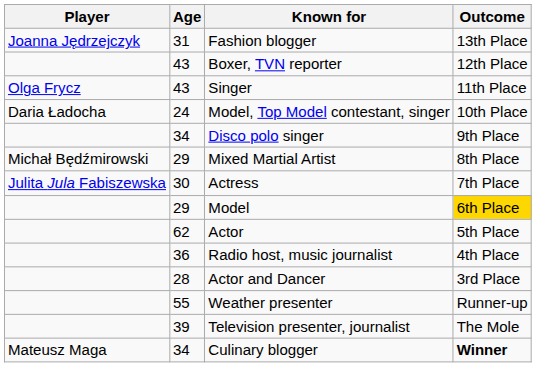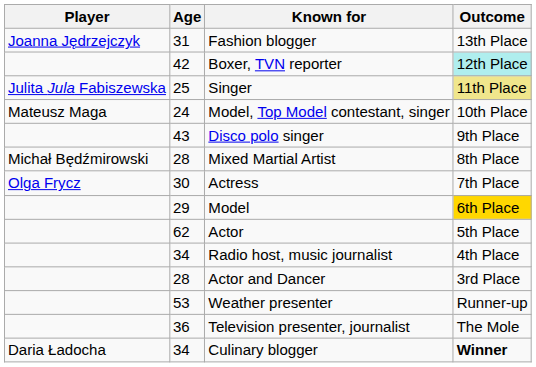(181, 64) 43 -> (181, 64) 42
(492, 64) no background -> (492, 64) paleturquoise background
(44, 88) Olga Frycz -> (87, 88) Julita Jula Fabiszewska
(181, 88) 43 -> (181, 88) 25
(492, 88) no background -> (492, 88) khaki background
(57, 112) Daria Ładocha -> (57, 112) Mateusz Maga
(181, 136) 34 -> (181, 136) 43
(181, 160) 29 -> (181, 160) 28
(87, 183) Julita Jula Fabiszewska -> (44, 183) Olga Frycz
(181, 255) 36 -> (181, 255) 34
(181, 302) 55 -> (181, 302) 53
(181, 326) 39 -> (181, 326) 36
(57, 350) Mateusz Maga -> (57, 350) Daria Ładocha
